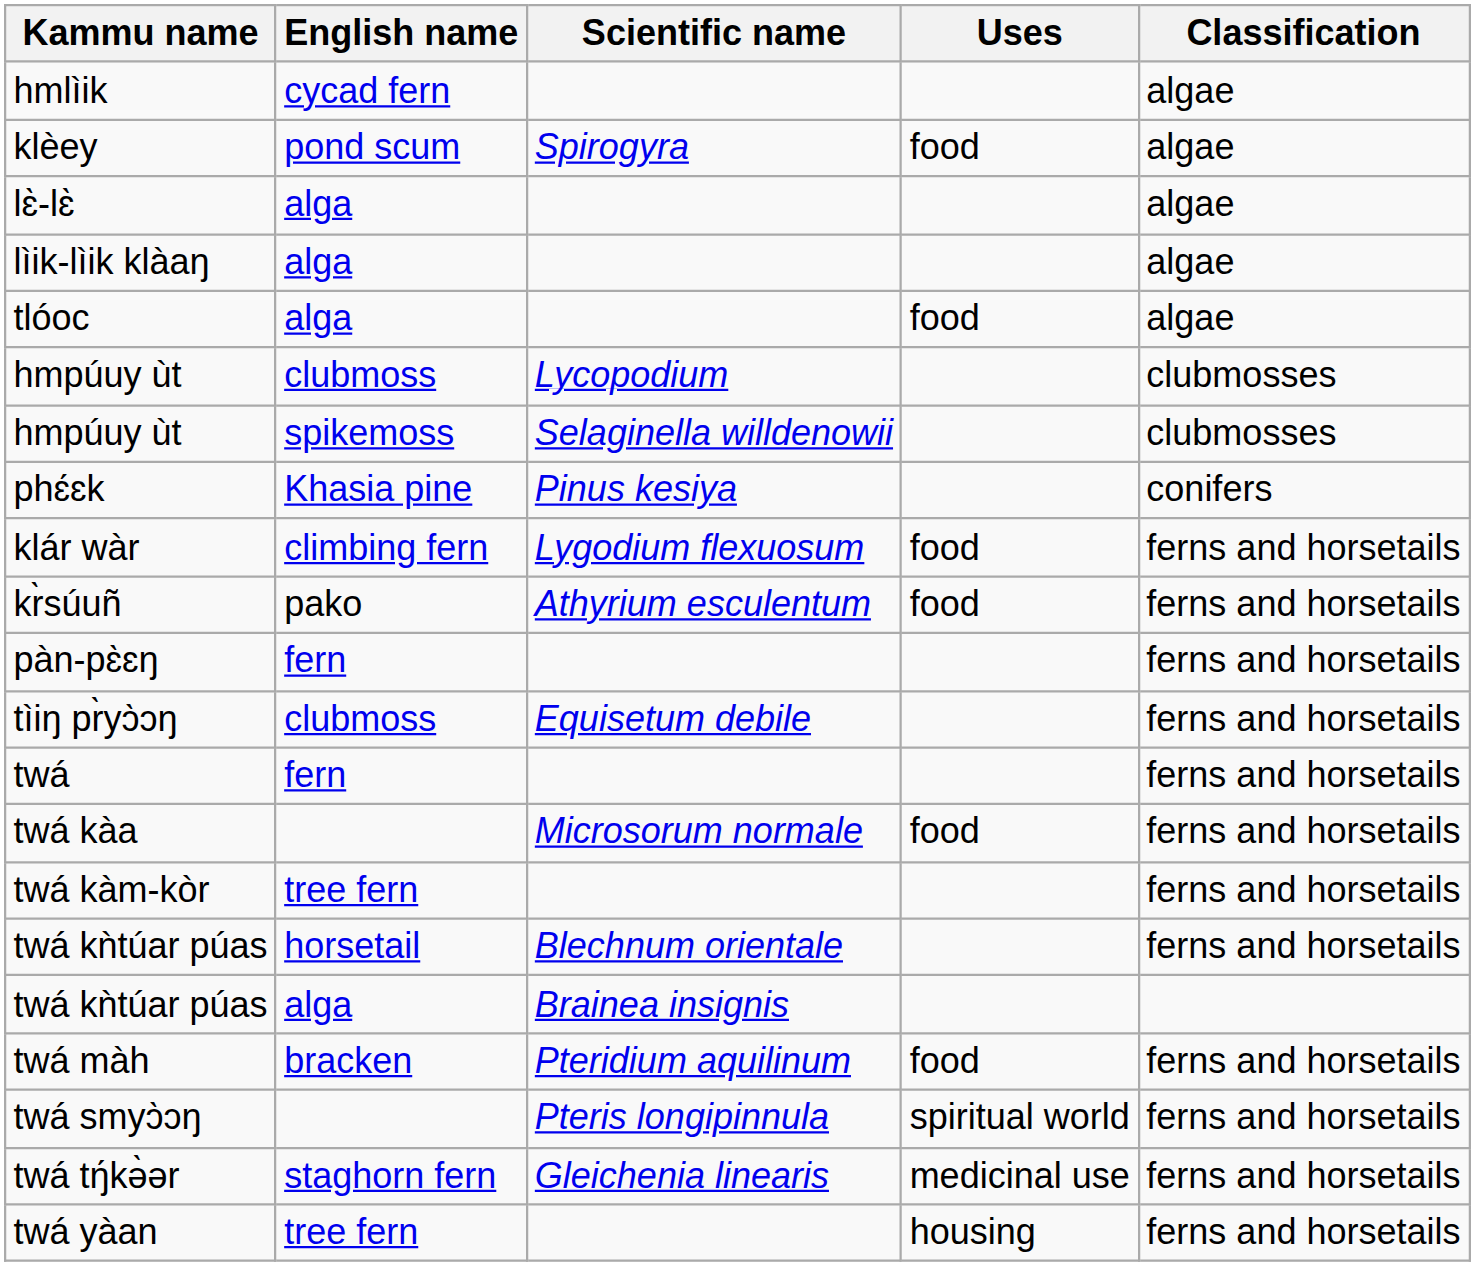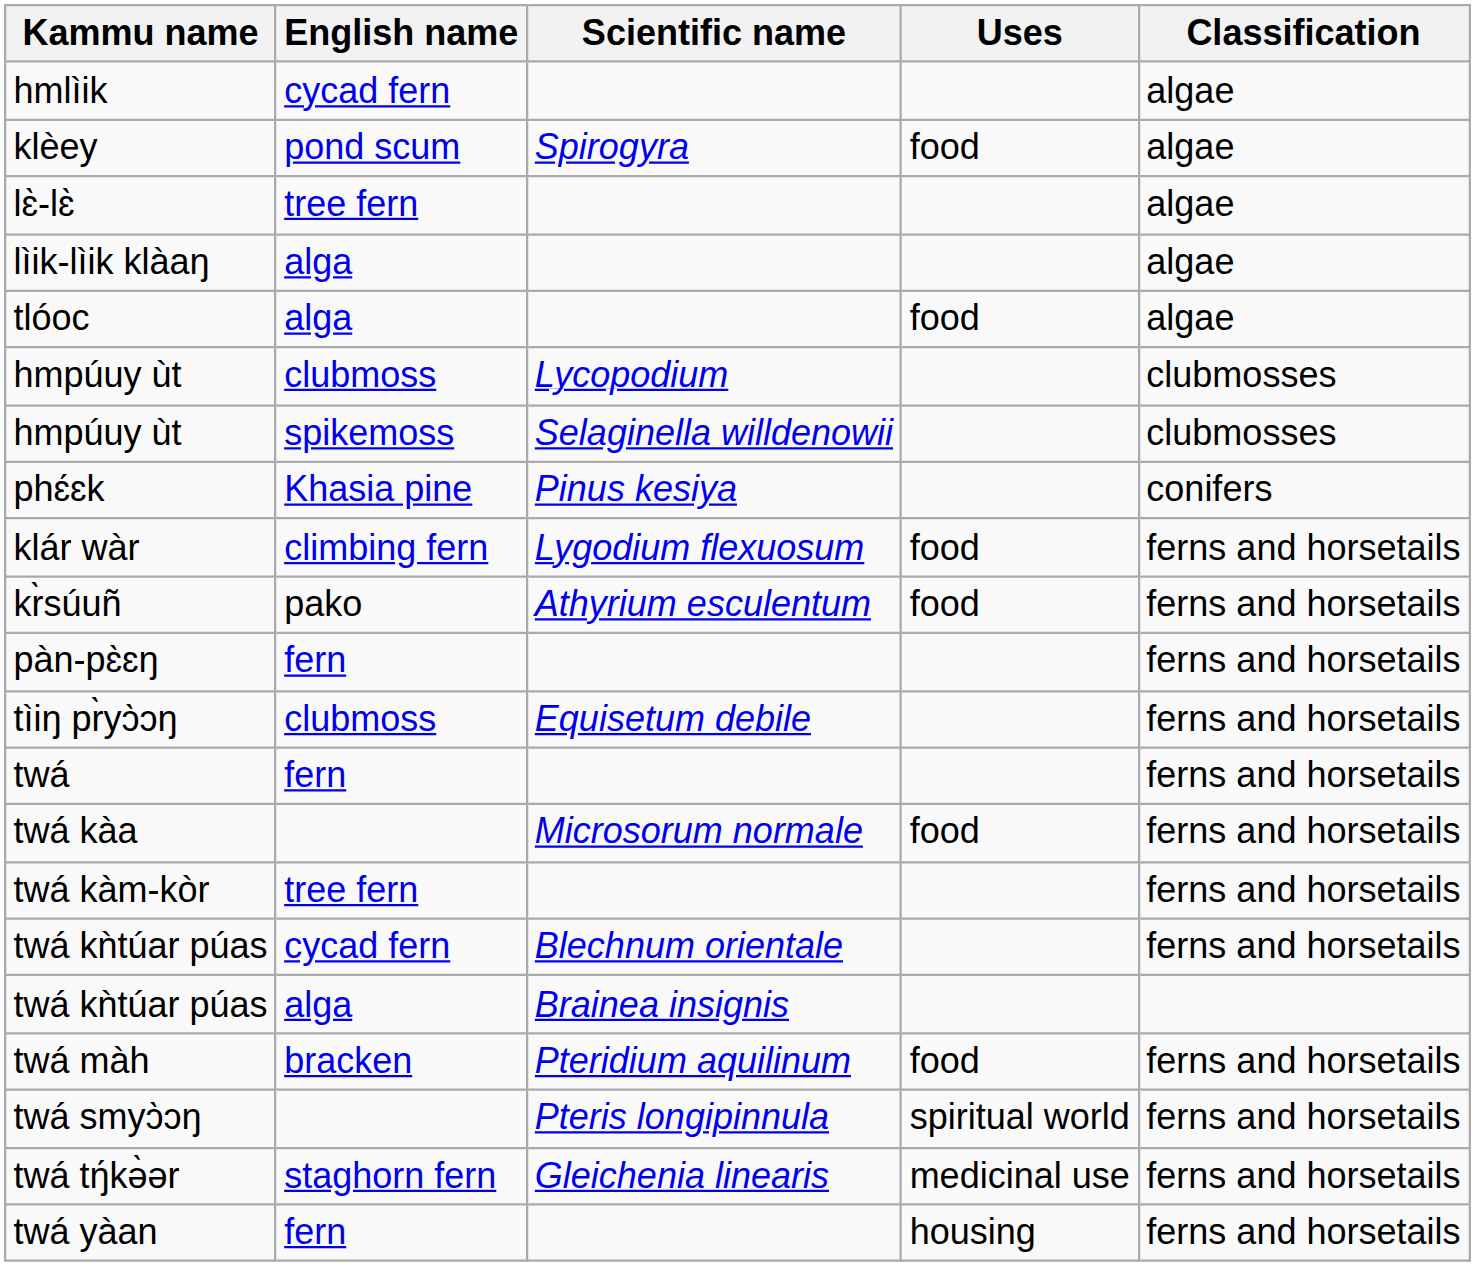(318, 204) alga -> (351, 204) tree fern
(352, 946) horsetail -> (367, 946) cycad fern
(351, 1232) tree fern -> (315, 1232) fern
